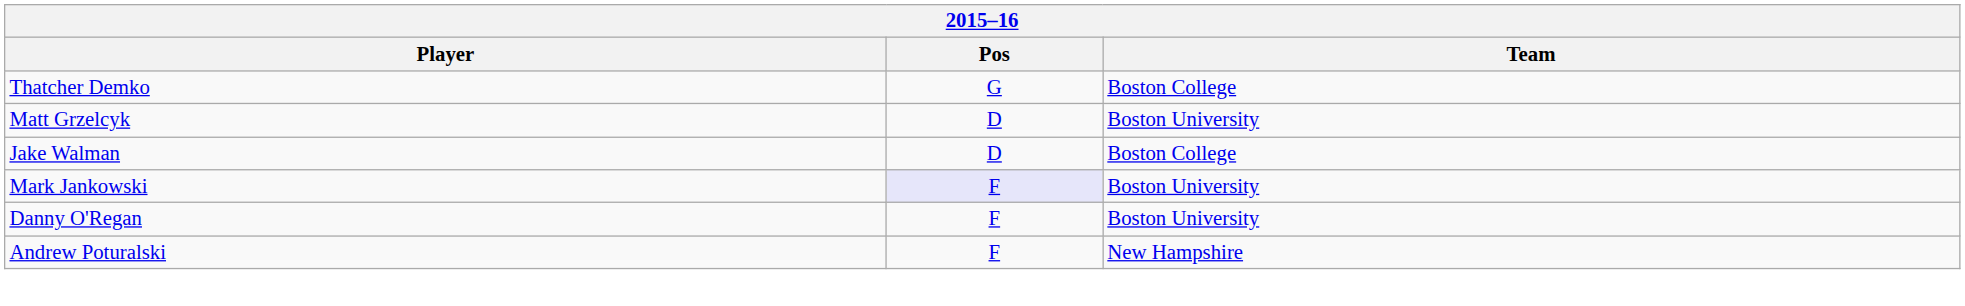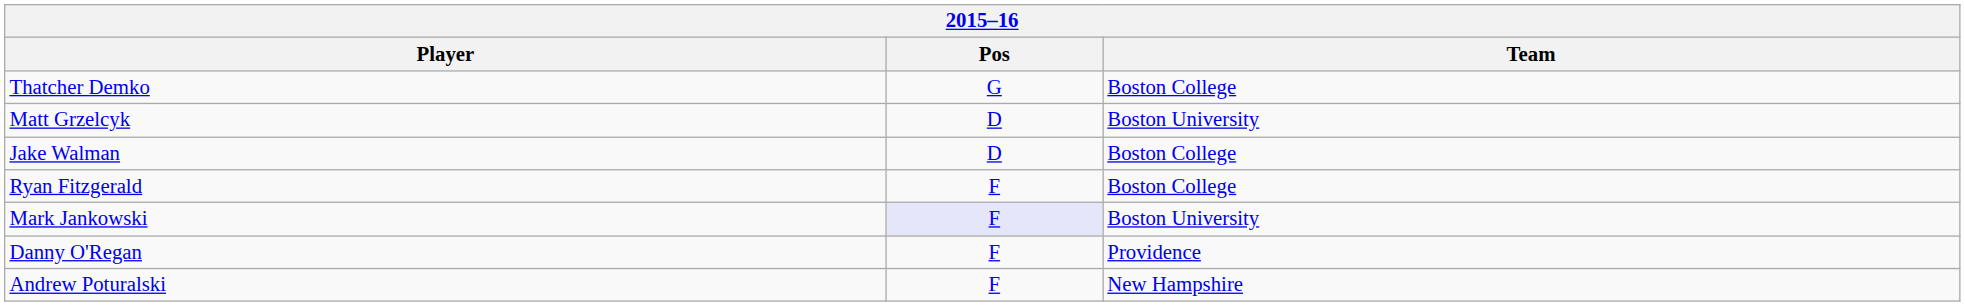+ row: (76, 185)
(1183, 218) Boston University -> (1154, 251) Providence
